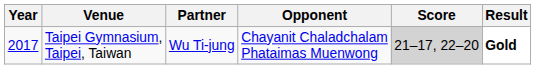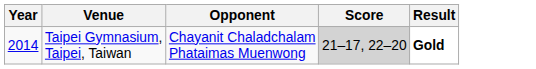- column: (202, 16)
(23, 45) 2017 -> (23, 45) 2014
